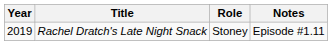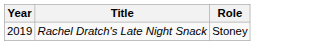- column: (289, 13)
